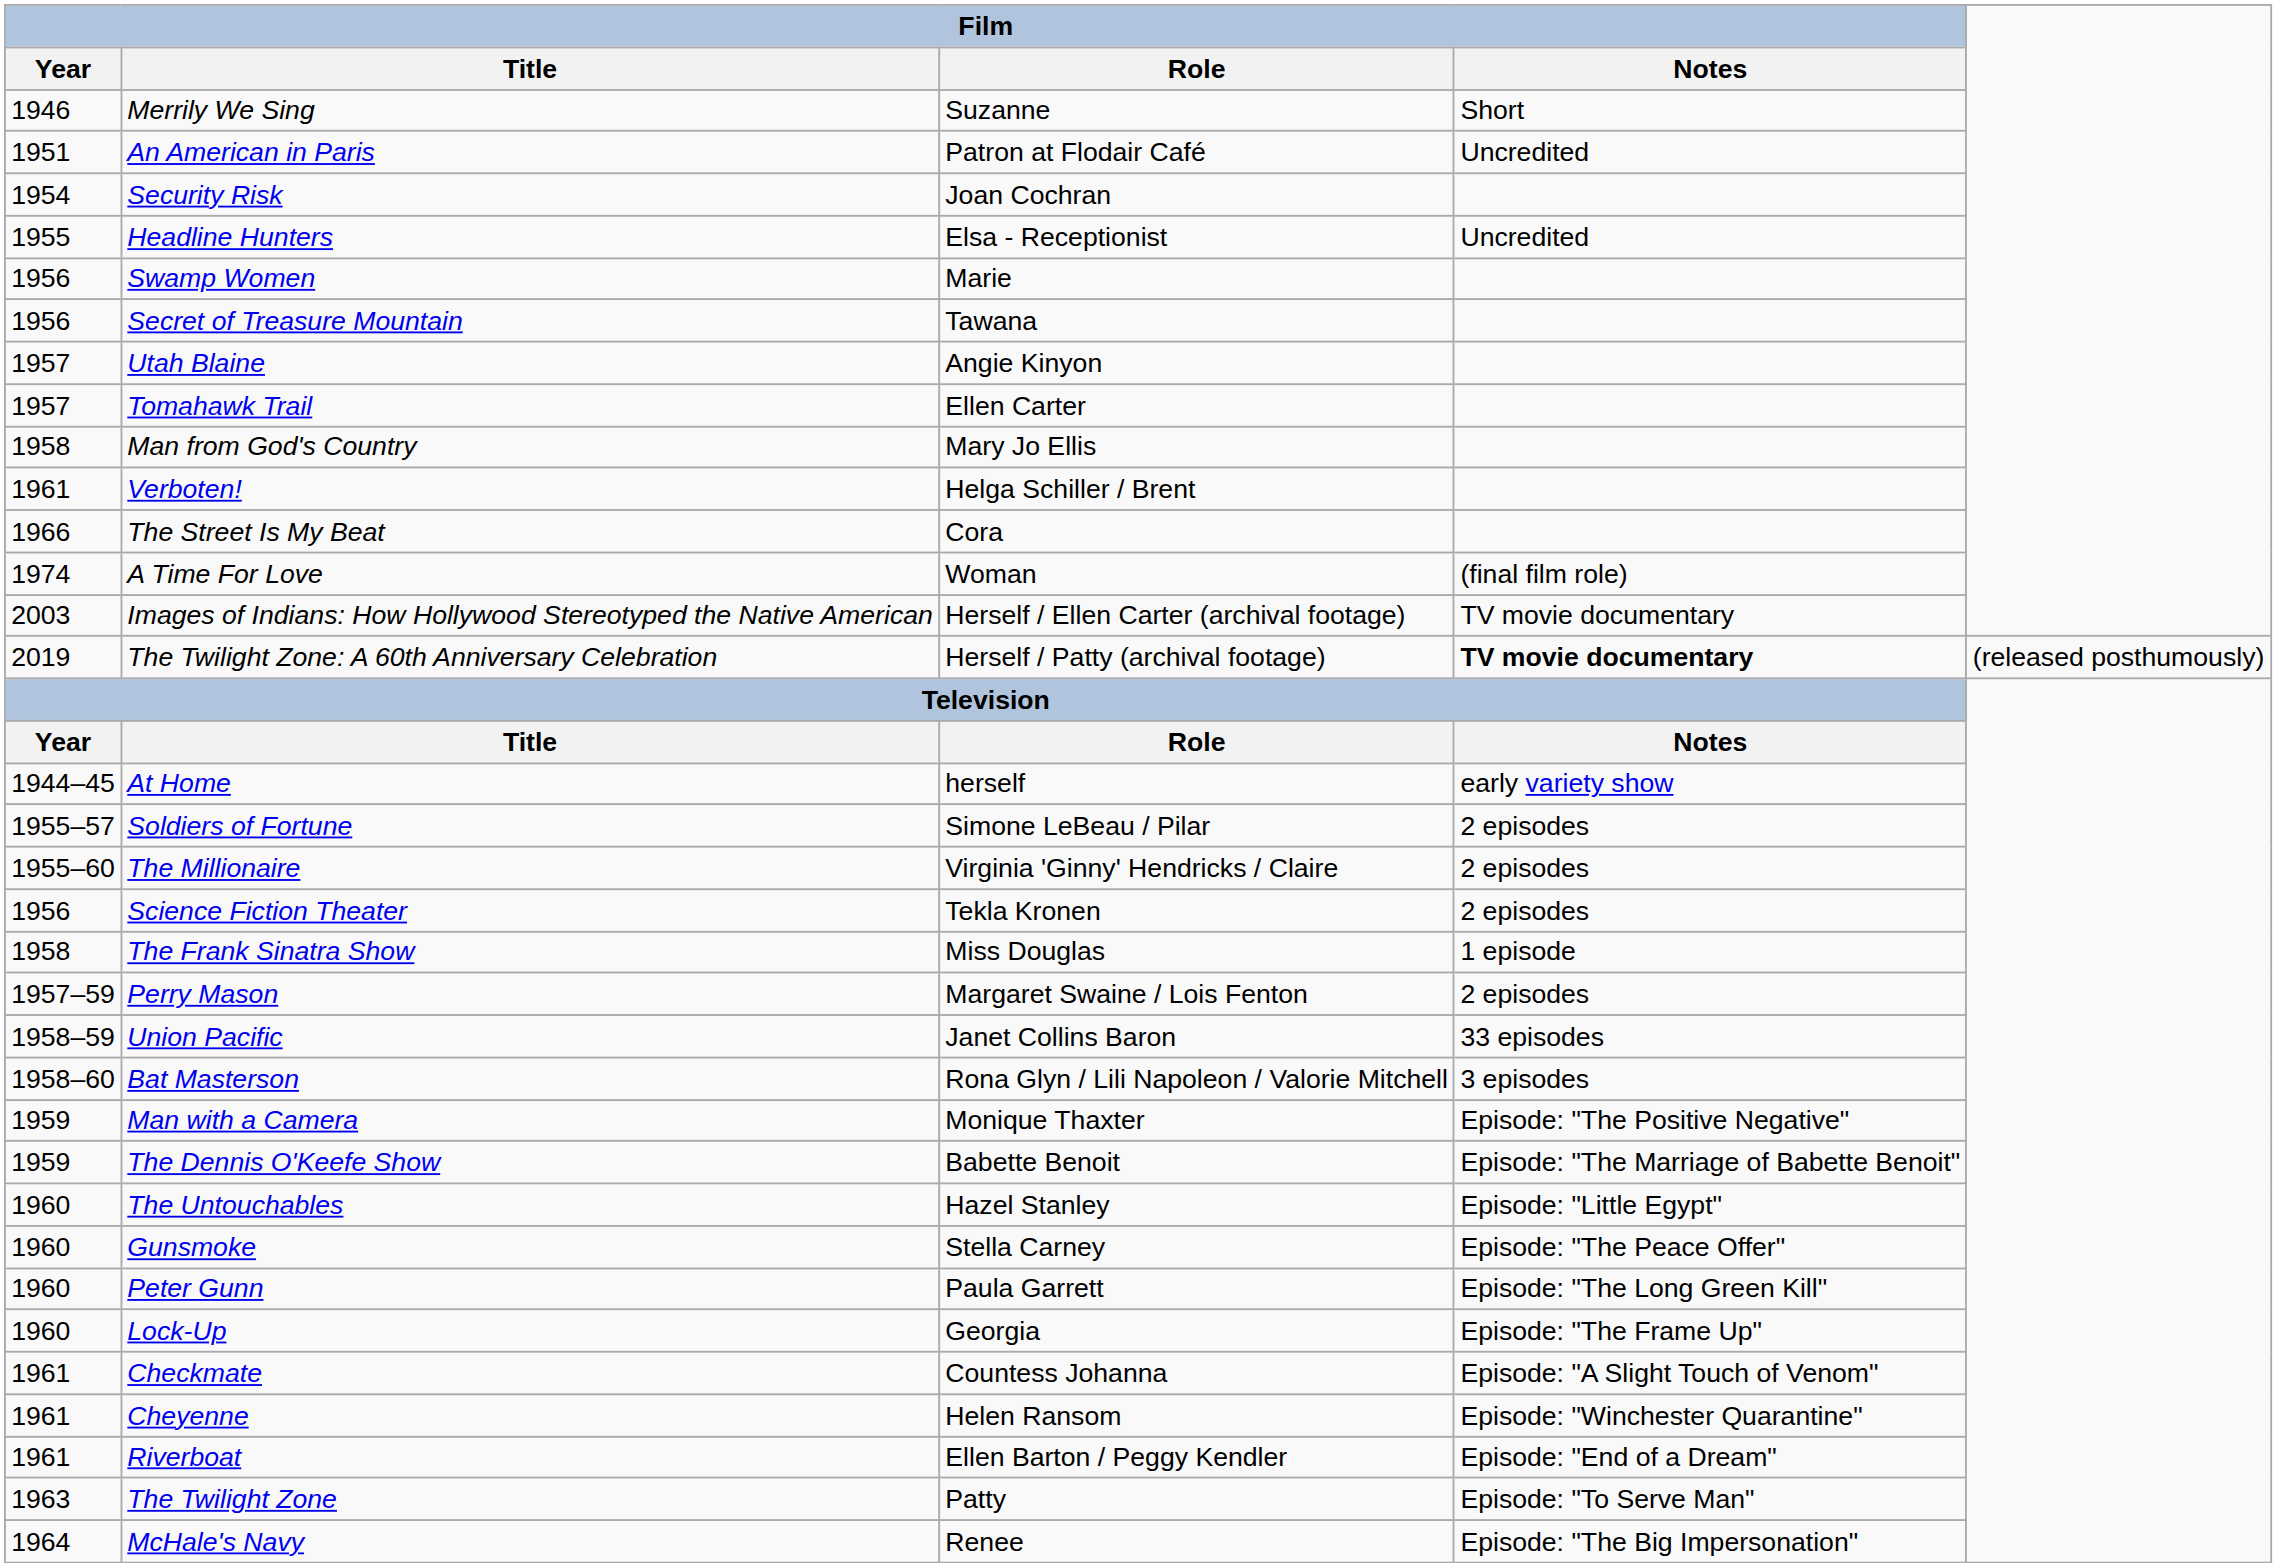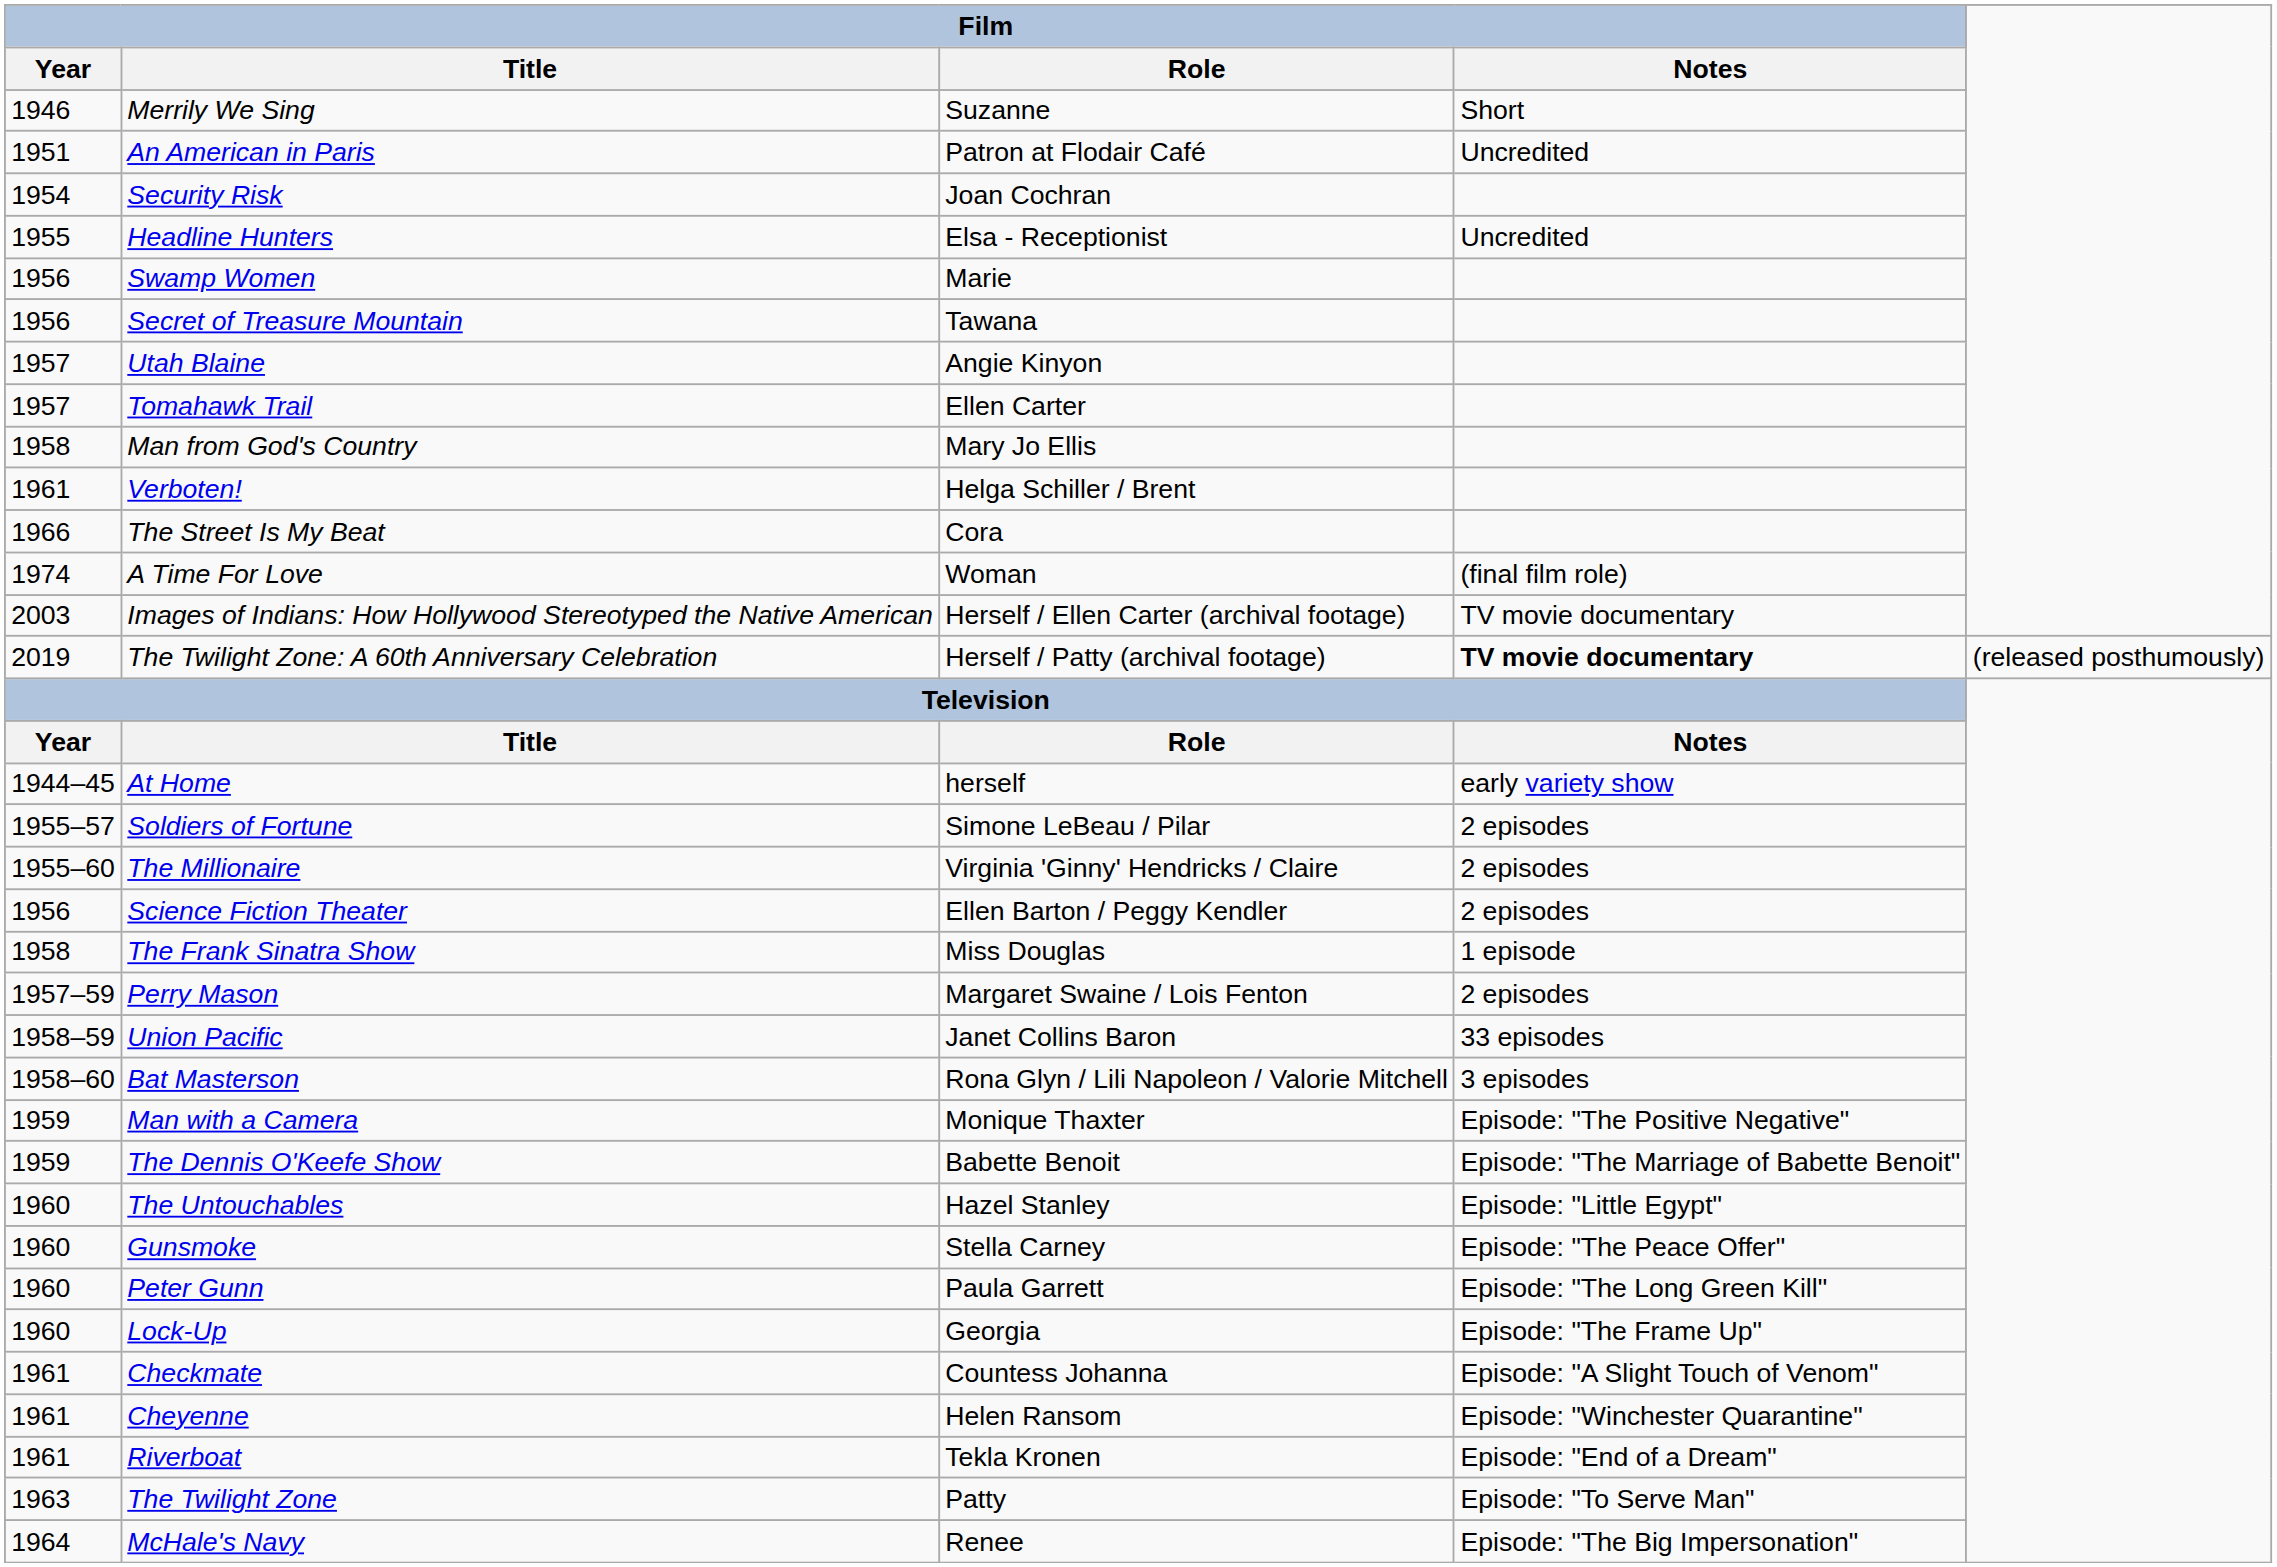(1023, 910) Tekla Kronen -> (1116, 910) Ellen Barton / Peggy Kendler
(1116, 1457) Ellen Barton / Peggy Kendler -> (1023, 1457) Tekla Kronen
